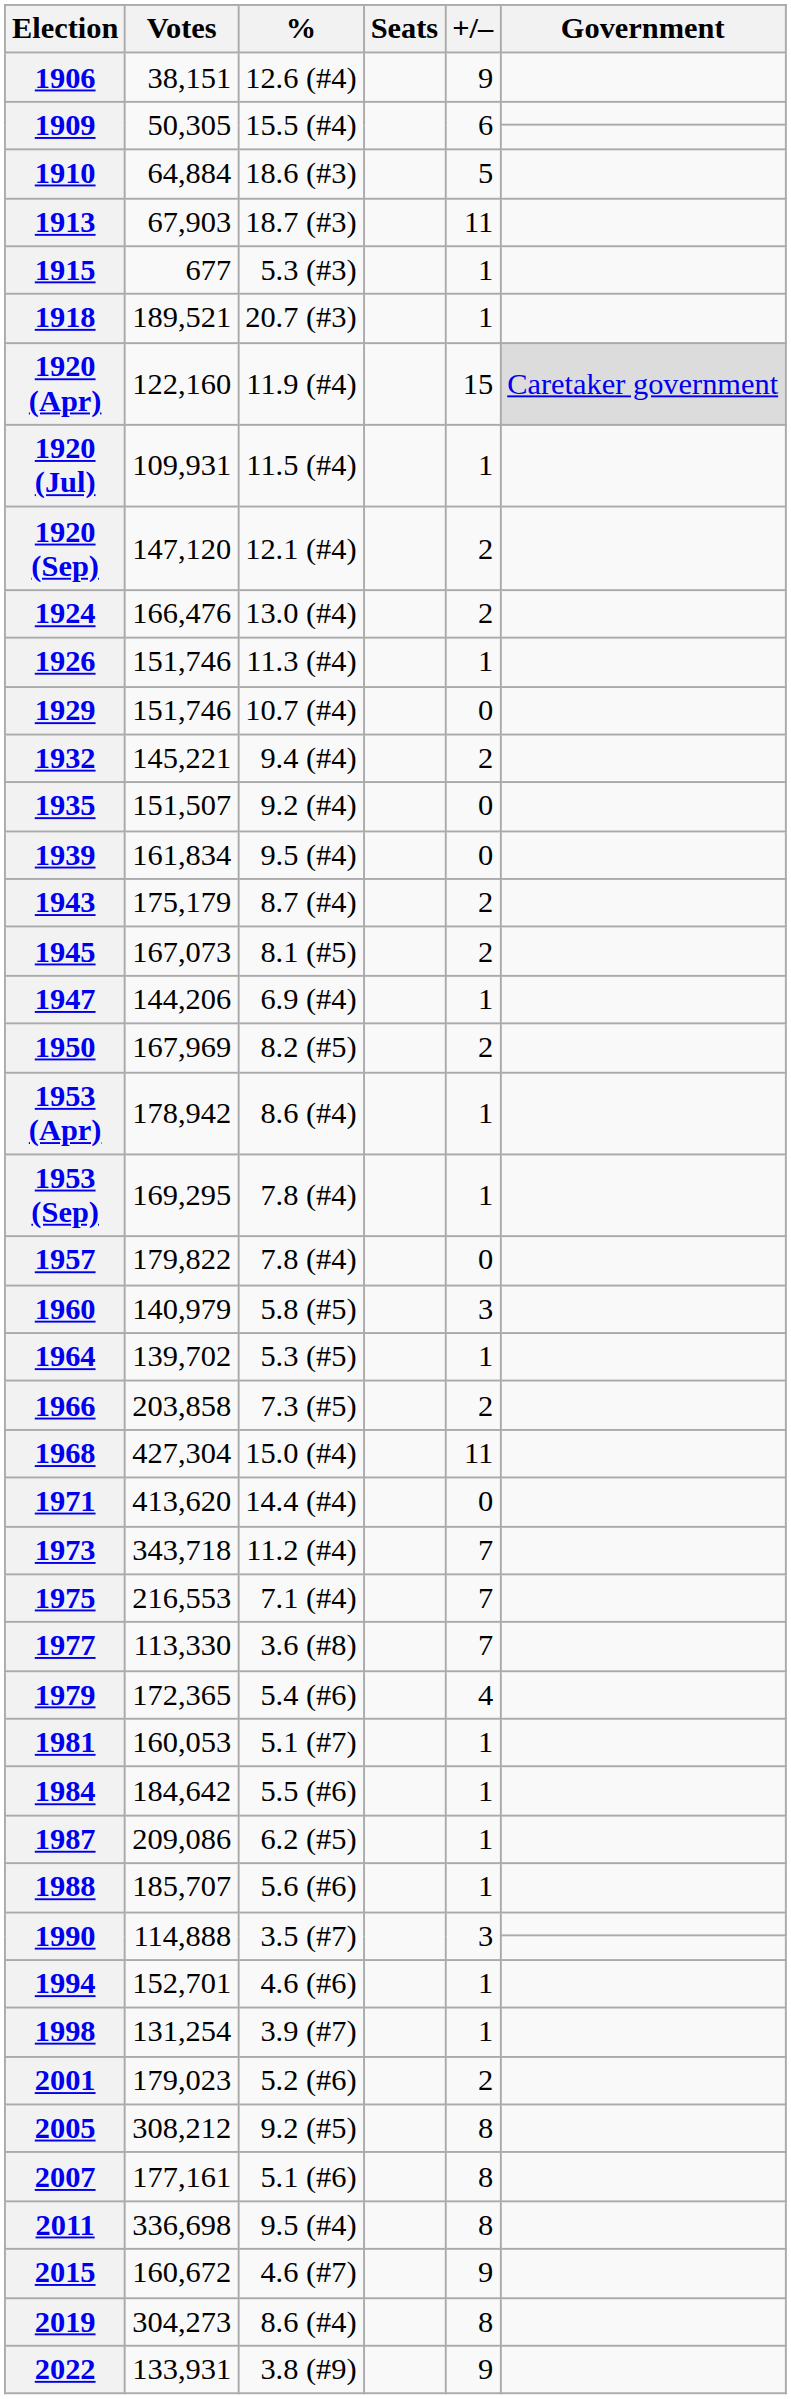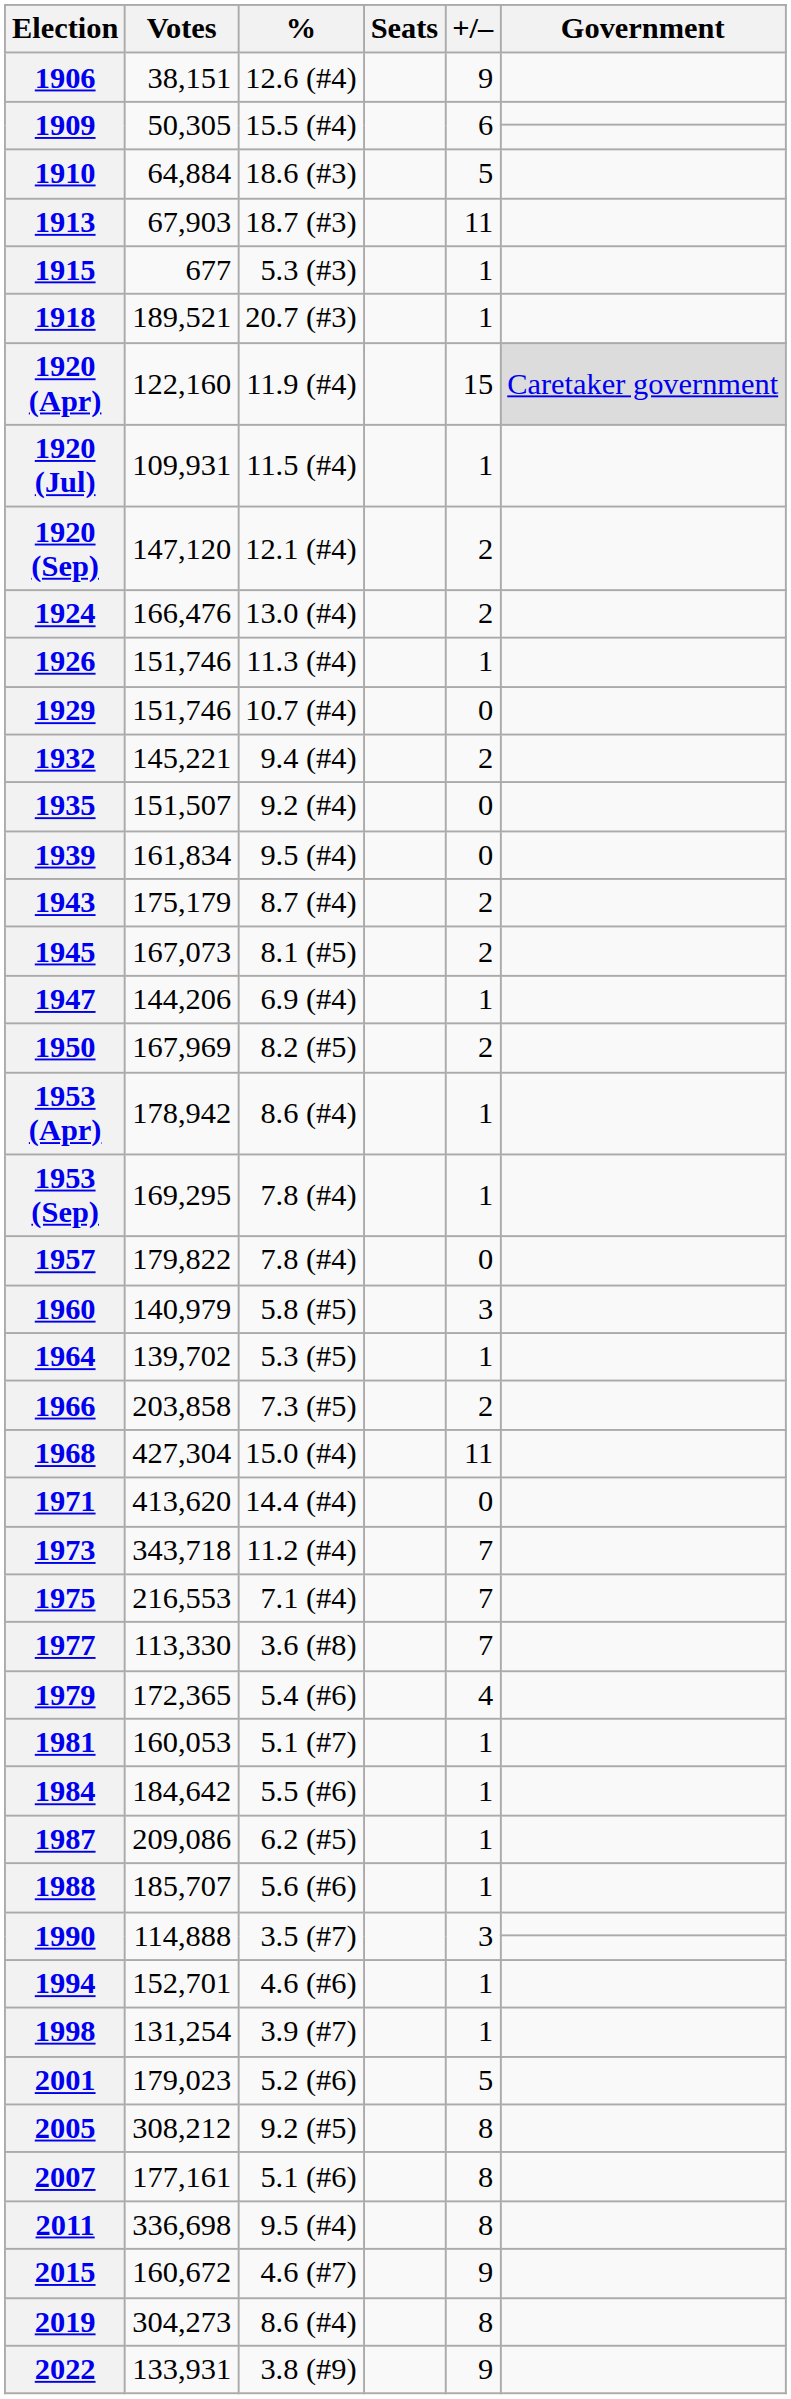(486, 2079) 2 -> (486, 2079) 5
